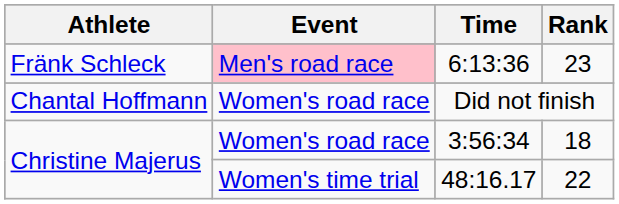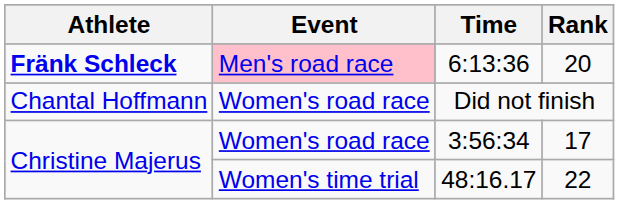(88, 63) normal -> (94, 63) bold
(578, 63) 23 -> (578, 63) 20
(578, 141) 18 -> (578, 141) 17
